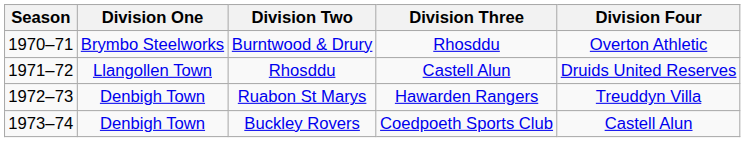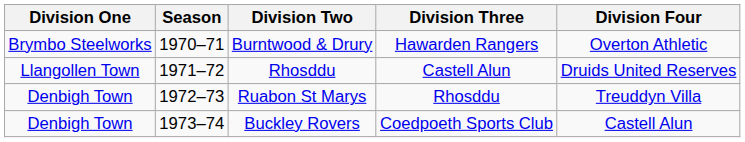columns swapped: (41, 17) <-> (152, 17)
(467, 44) Rhosddu -> (467, 44) Hawarden Rangers
(467, 96) Hawarden Rangers -> (467, 96) Rhosddu
